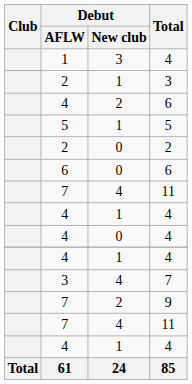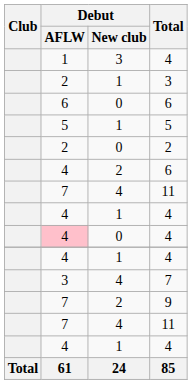rows swapped: (119, 103) <-> (119, 170)
(65, 236) no background -> (65, 236) pink background
